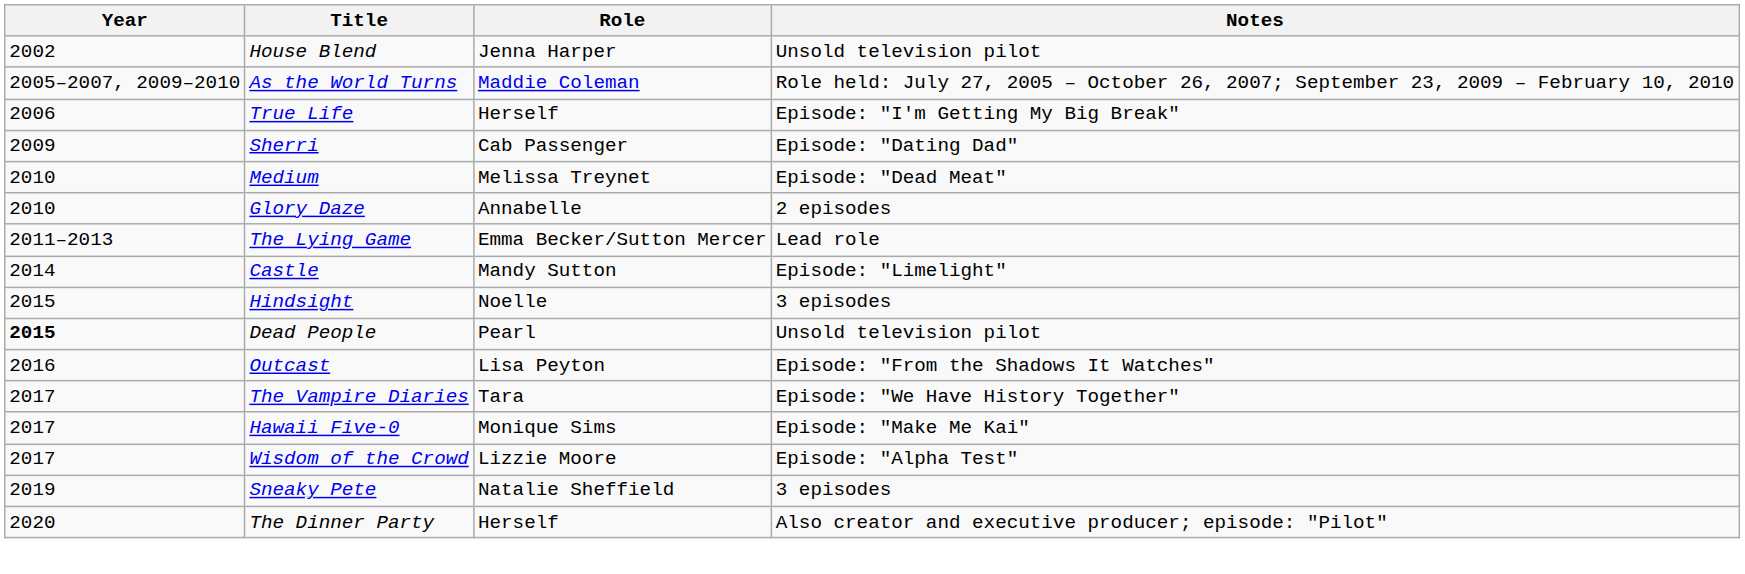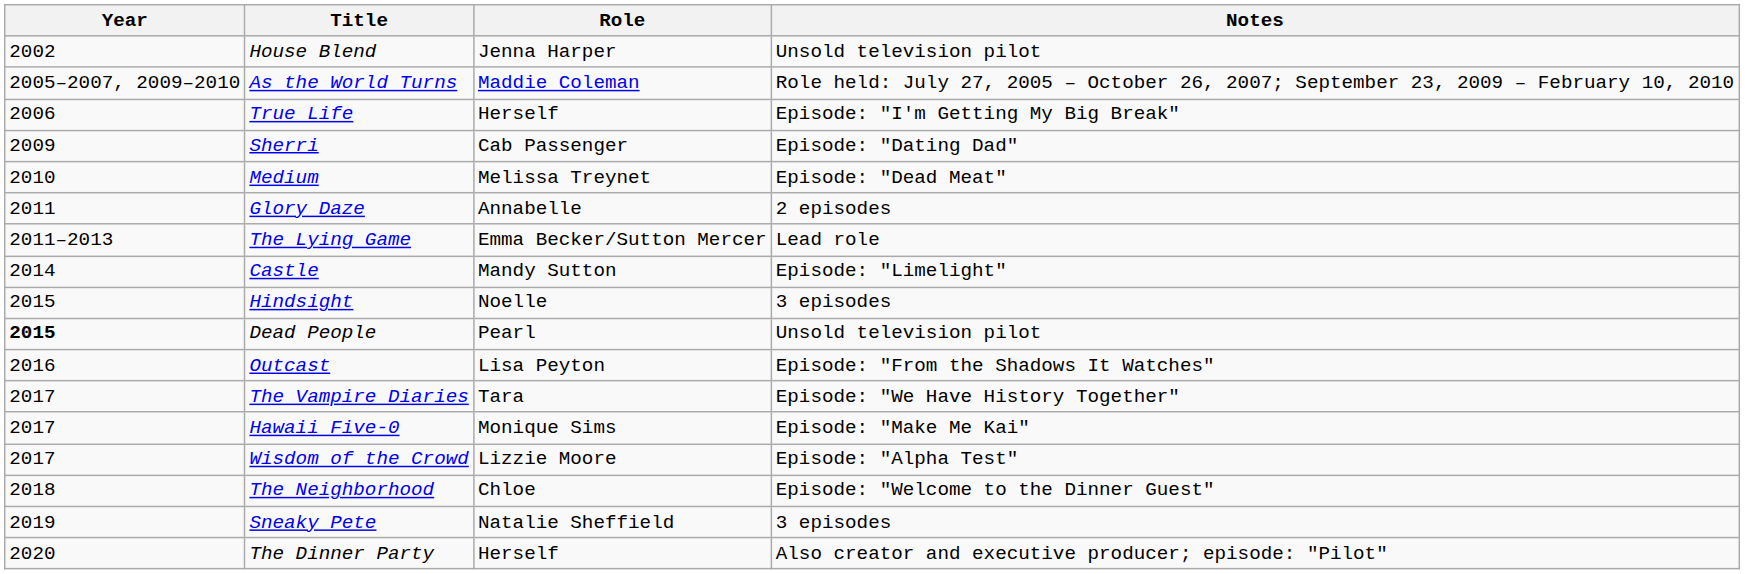(32, 209) 2010 -> (32, 209) 2011
+ row: (342, 491)
